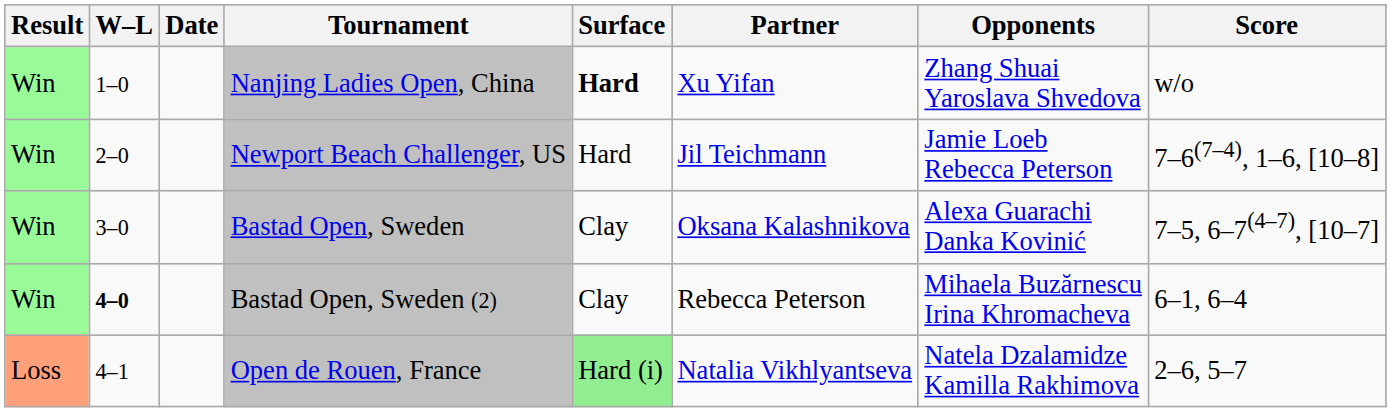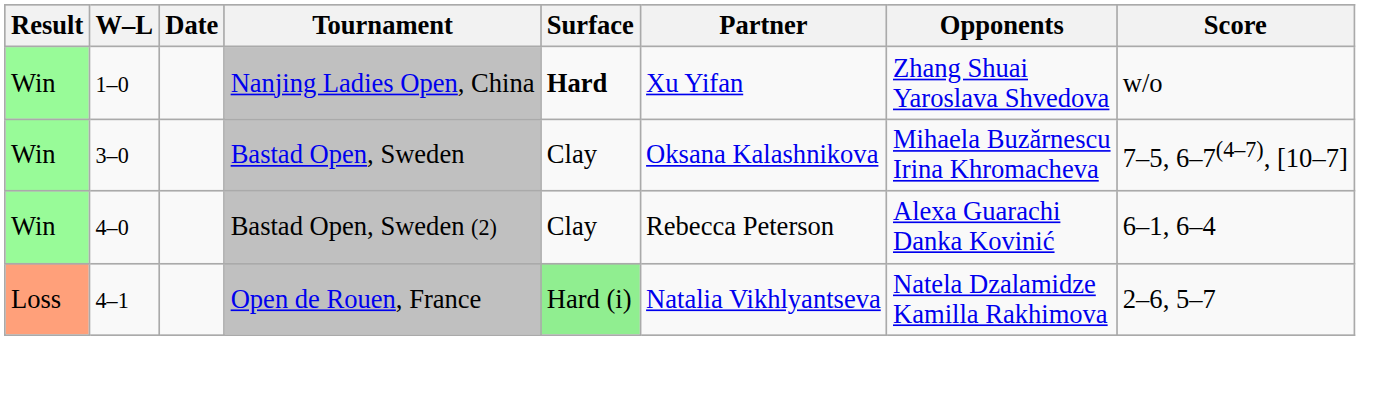- row: (398, 154)
(1008, 226) Alexa Guarachi Danka Kovinić -> (1002, 154) Mihaela Buzărnescu Irina Khromacheva
(112, 298) bold -> (112, 228) normal
(1033, 298) Mihaela Buzărnescu Irina Khromacheva -> (977, 226) Alexa Guarachi Danka Kovinić
